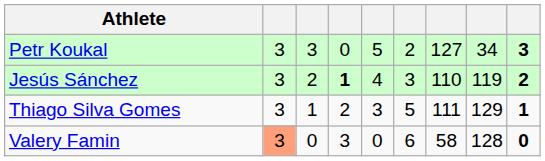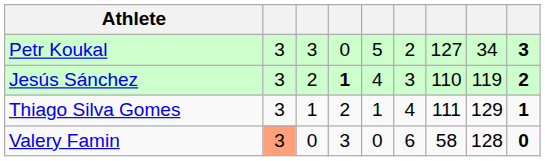(377, 110) 3 -> (377, 110) 1
(410, 110) 5 -> (410, 110) 4
